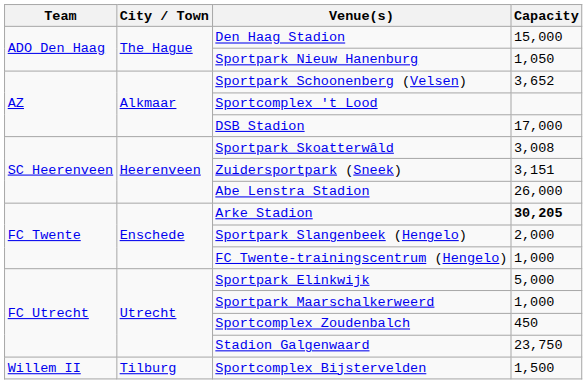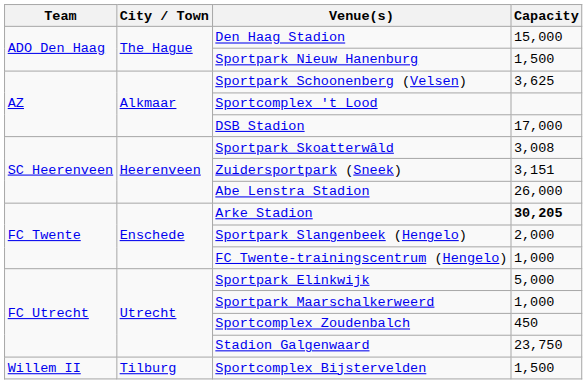(534, 60) 1,050 -> (534, 60) 1,500
(534, 82) 3,652 -> (534, 82) 3,625
